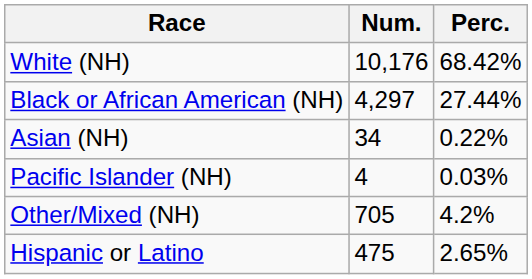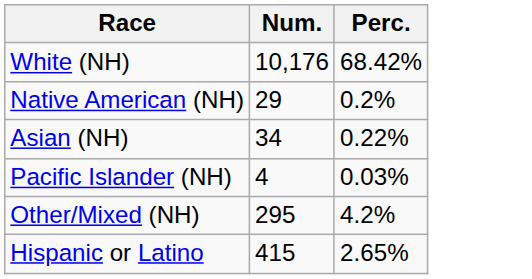- row: (177, 100)
+ row: (127, 100)
(375, 215) 705 -> (275, 215) 295
(375, 253) 475 -> (275, 253) 415
